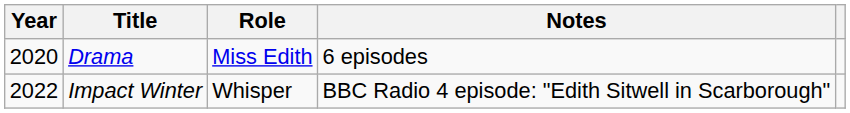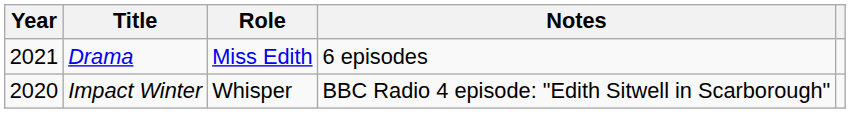(34, 56) 2020 -> (34, 56) 2021
(34, 90) 2022 -> (34, 90) 2020
